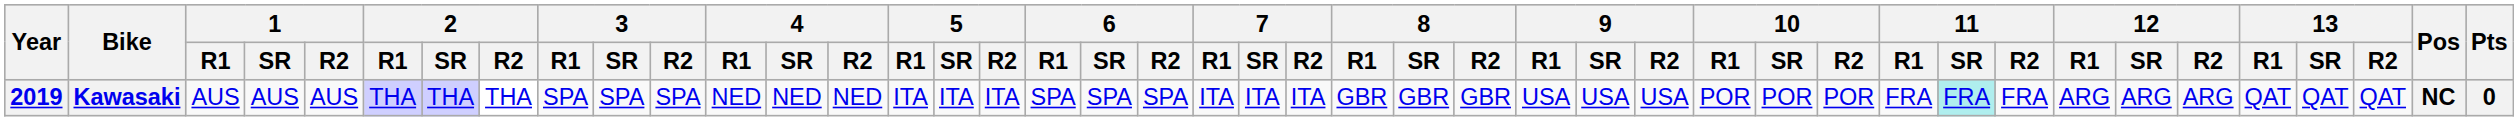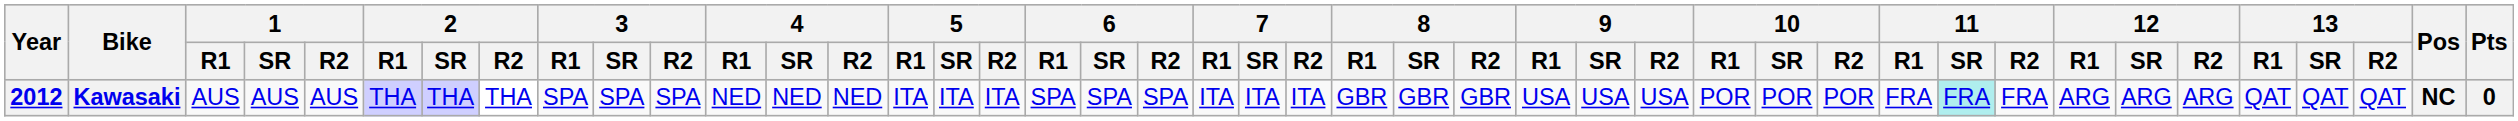(36, 98) 2019 -> (36, 98) 2012
